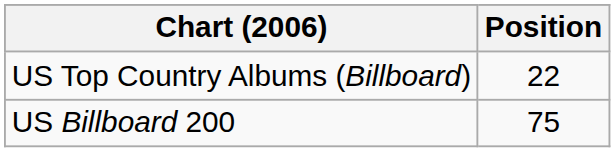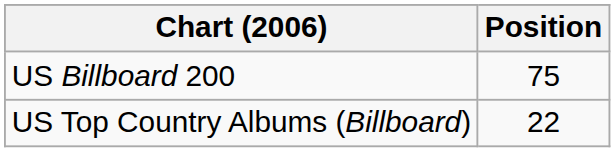rows swapped: (123, 122) <-> (241, 75)
